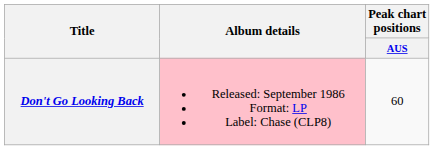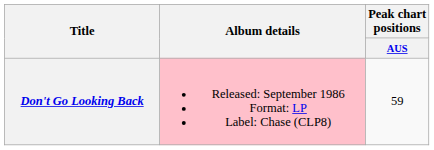(397, 101) 60 -> (397, 101) 59
